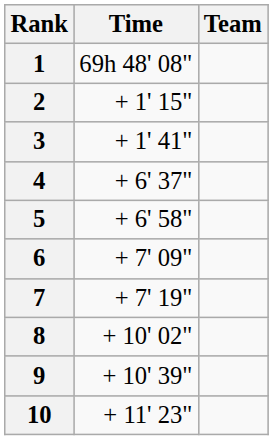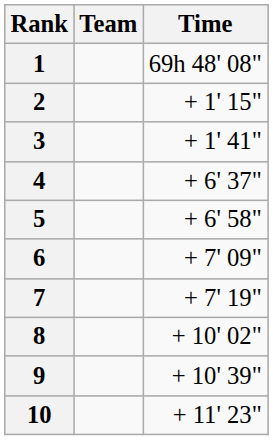columns swapped: (233, 24) <-> (136, 24)
